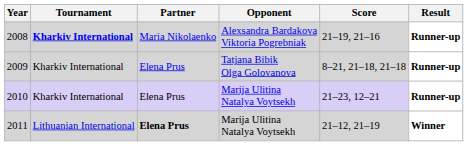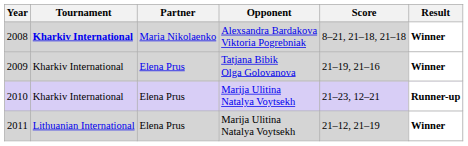(351, 37) 21–19, 21–16 -> (364, 37) 8–21, 21–18, 21–18
(436, 37) Runner-up -> (428, 37) Winner
(364, 66) 8–21, 21–18, 21–18 -> (351, 66) 21–19, 21–16
(436, 66) Runner-up -> (428, 66) Winner
(164, 126) bold -> (162, 126) normal
